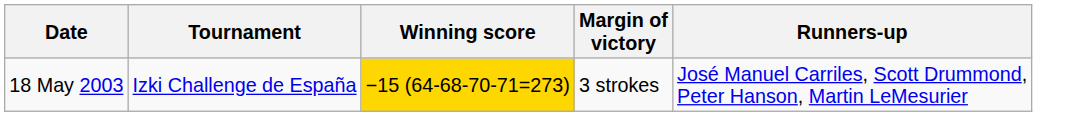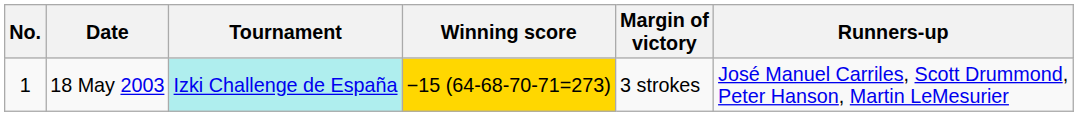+ column: (25, 32)
(245, 85) no background -> (286, 85) paleturquoise background
